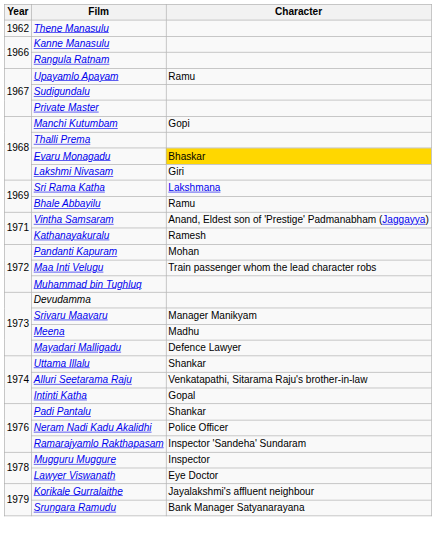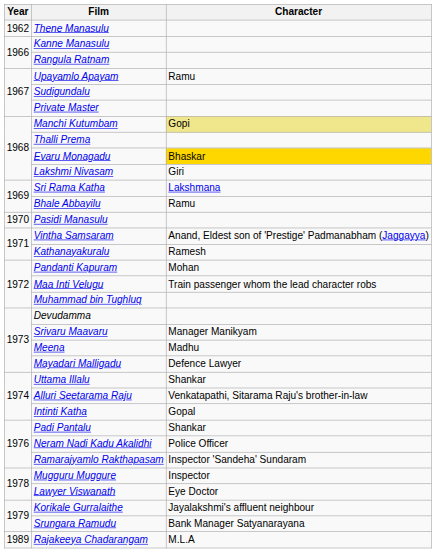(179, 124) no background -> (179, 124) khaki background
+ row: (71, 220)
+ row: (91, 540)
